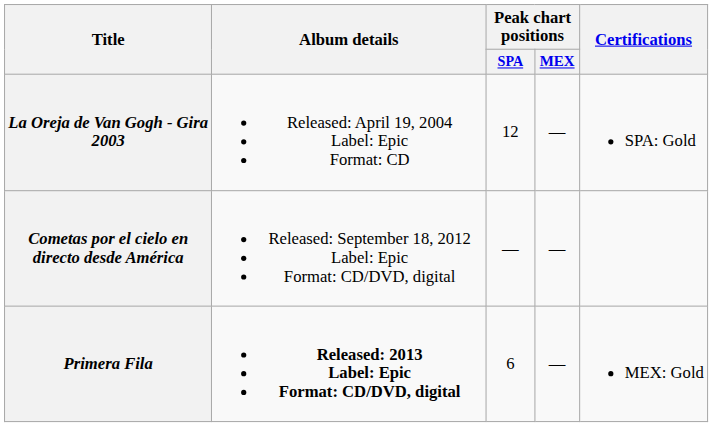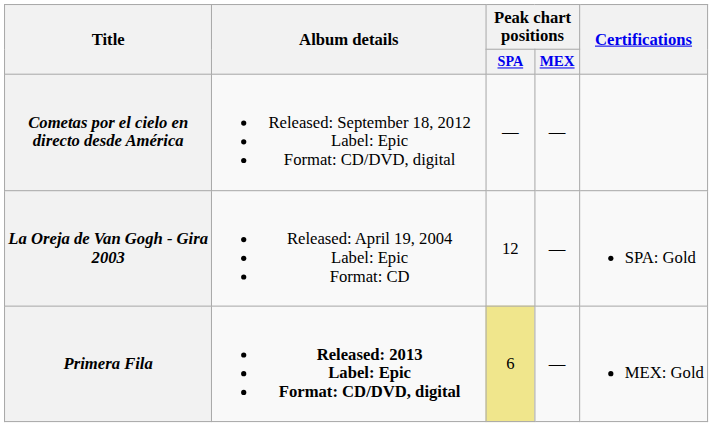rows swapped: (108, 132) <-> (108, 248)
(510, 363) no background -> (510, 363) khaki background
